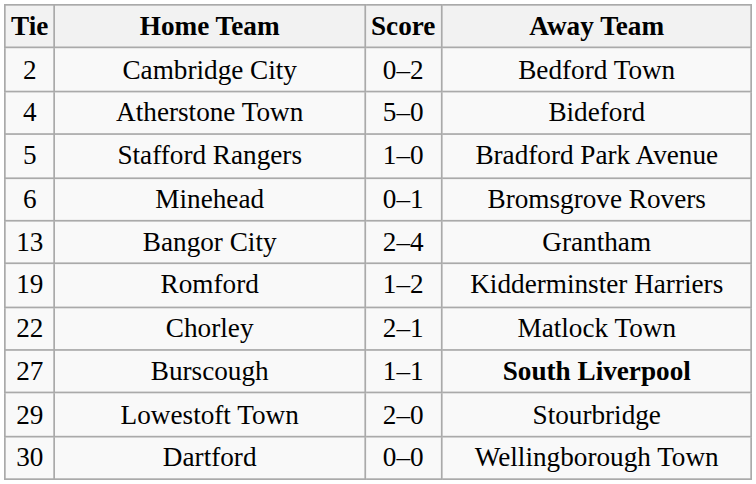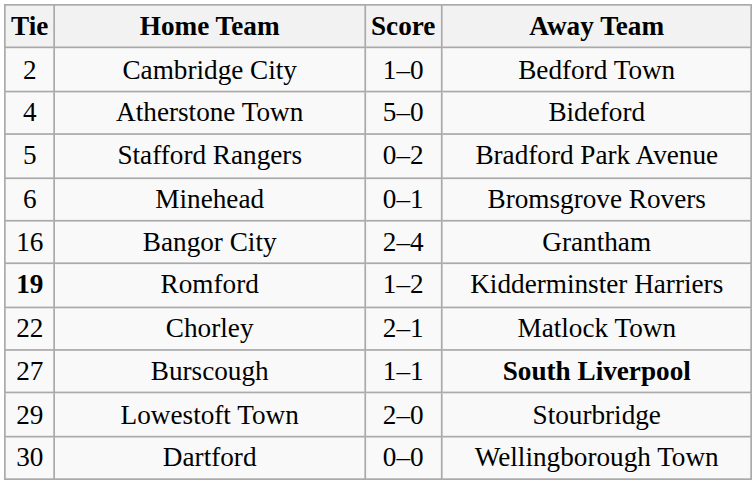(403, 69) 0–2 -> (403, 69) 1–0
(403, 155) 1–0 -> (403, 155) 0–2
(30, 241) 13 -> (30, 241) 16
(30, 284) normal -> (30, 284) bold
